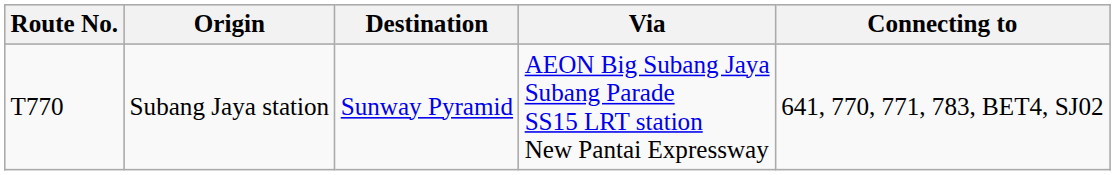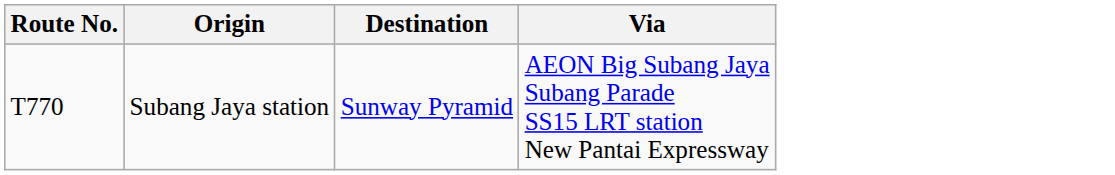- column: (942, 24)
